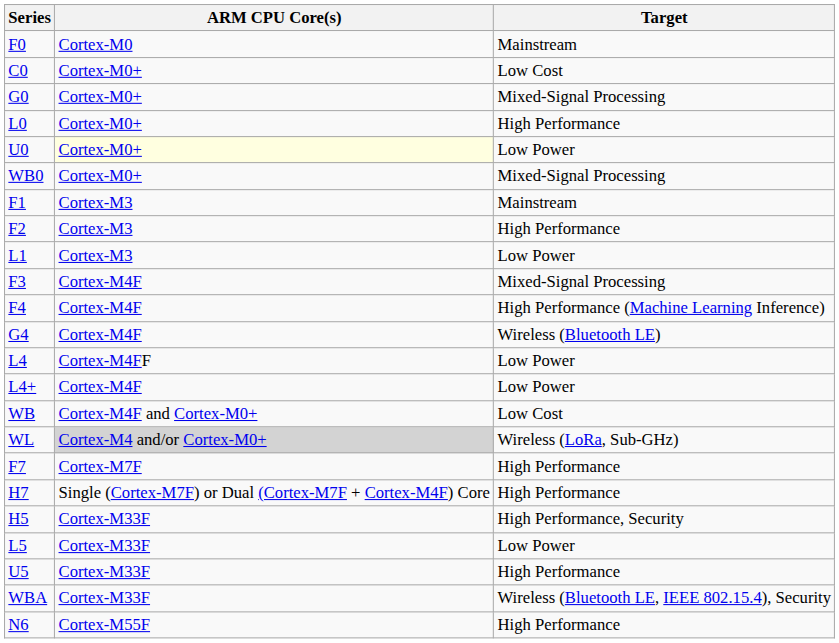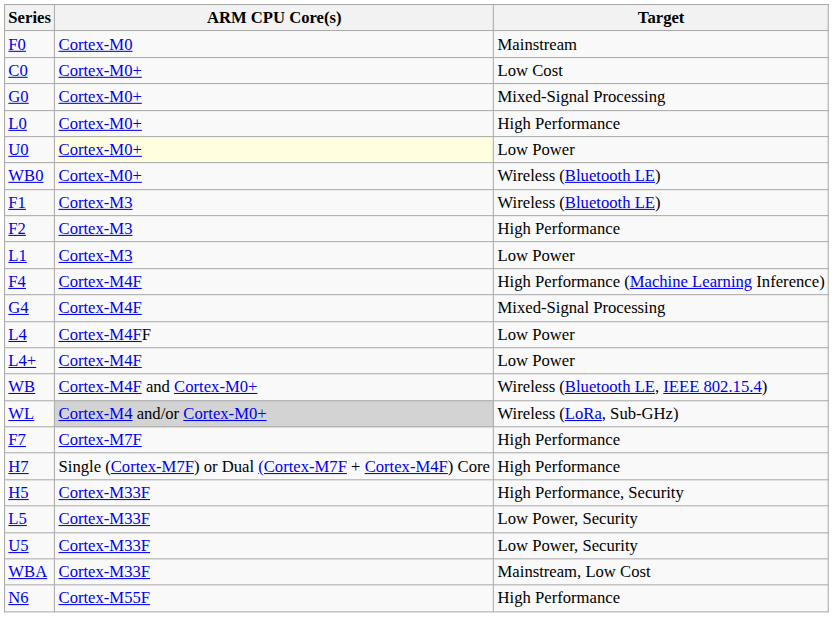(581, 176) Mixed-Signal Processing -> (579, 176) Wireless (Bluetooth LE)
(537, 202) Mainstream -> (579, 202) Wireless (Bluetooth LE)
- row: (30, 282)
(579, 334) Wireless (Bluetooth LE) -> (581, 307) Mixed-Signal Processing
(530, 413) Low Cost -> (632, 387) Wireless (Bluetooth LE, IEEE 802.15.4)
(536, 545) Low Power -> (568, 519) Low Power, Security
(559, 571) High Performance -> (568, 545) Low Power, Security
(664, 598) Wireless (Bluetooth LE, IEEE 802.15.4), Security -> (574, 571) Mainstream, Low Cost
